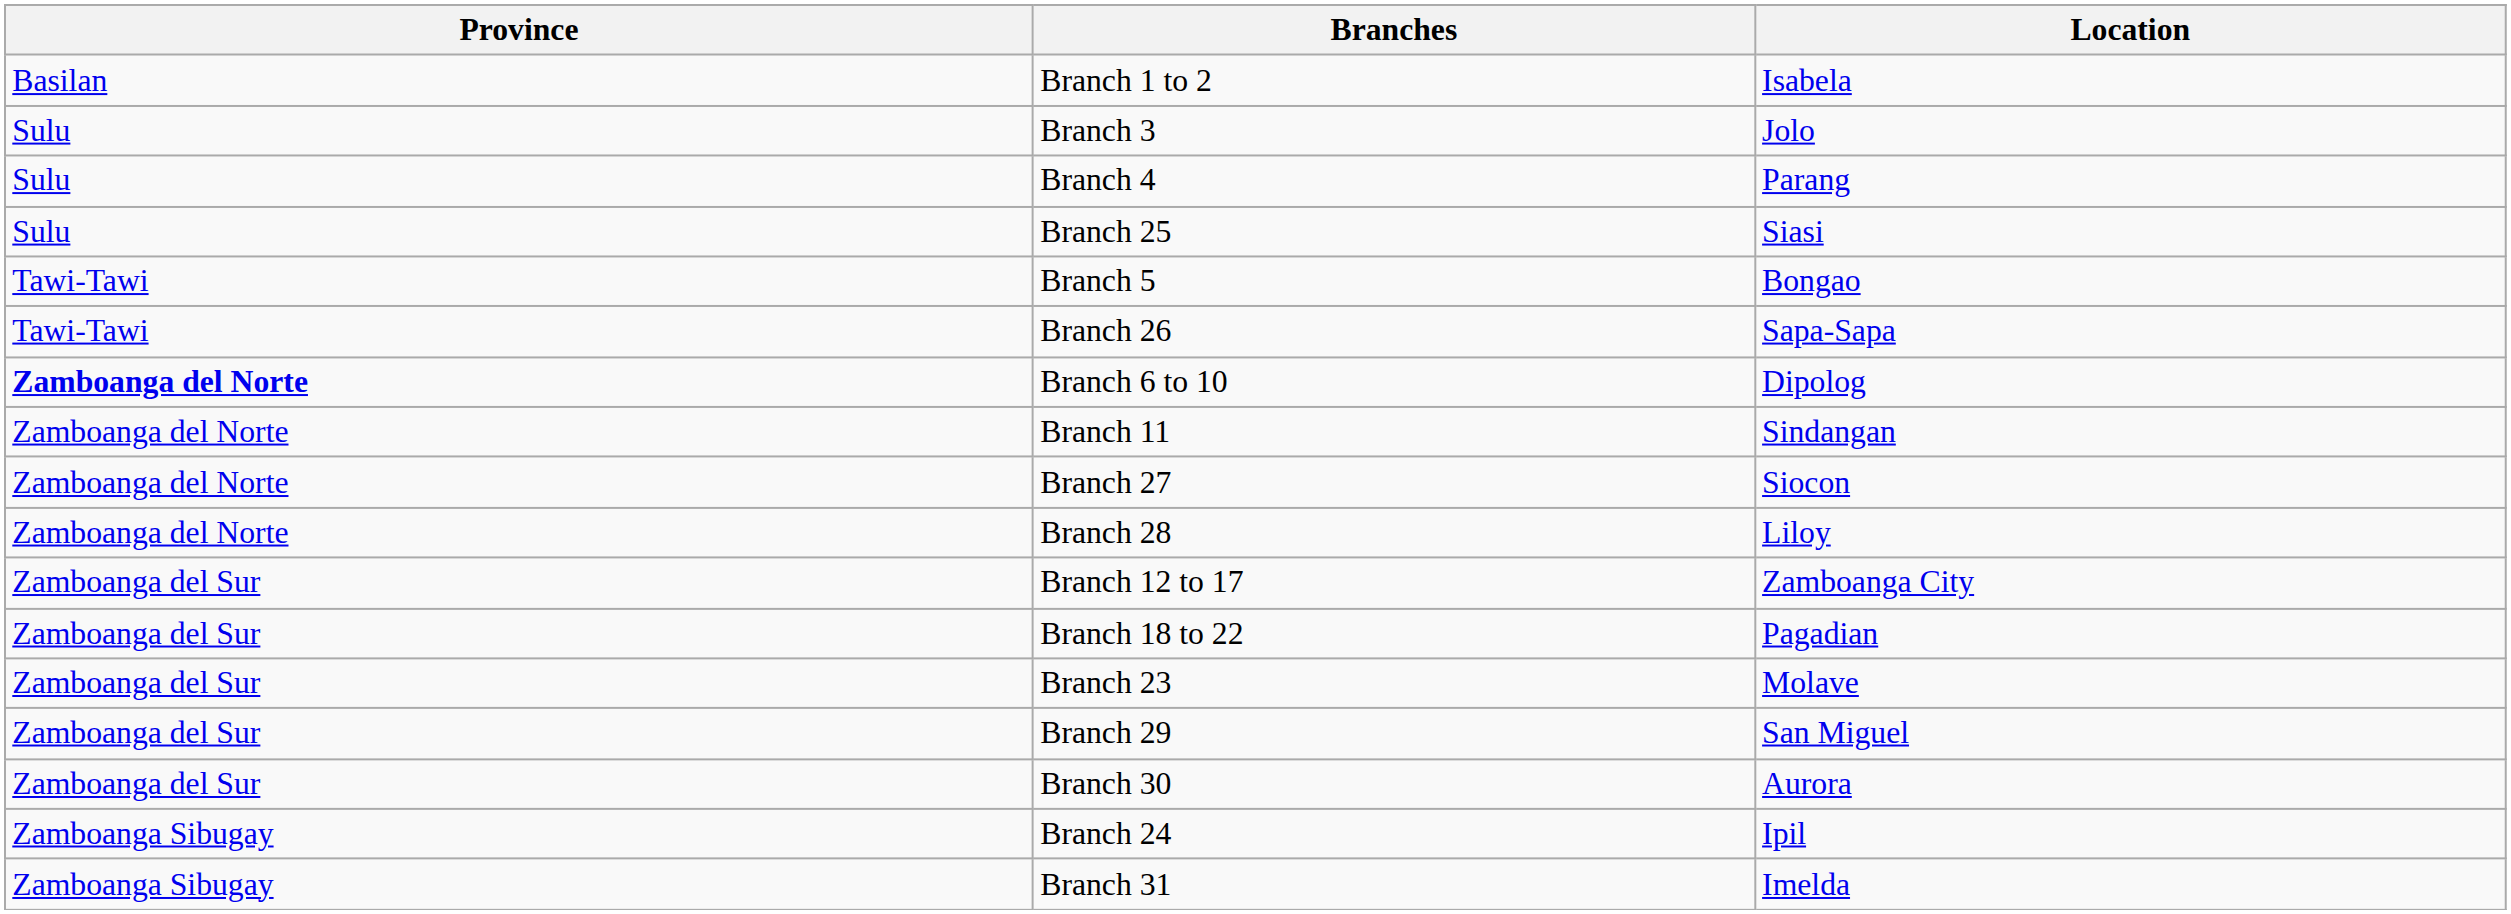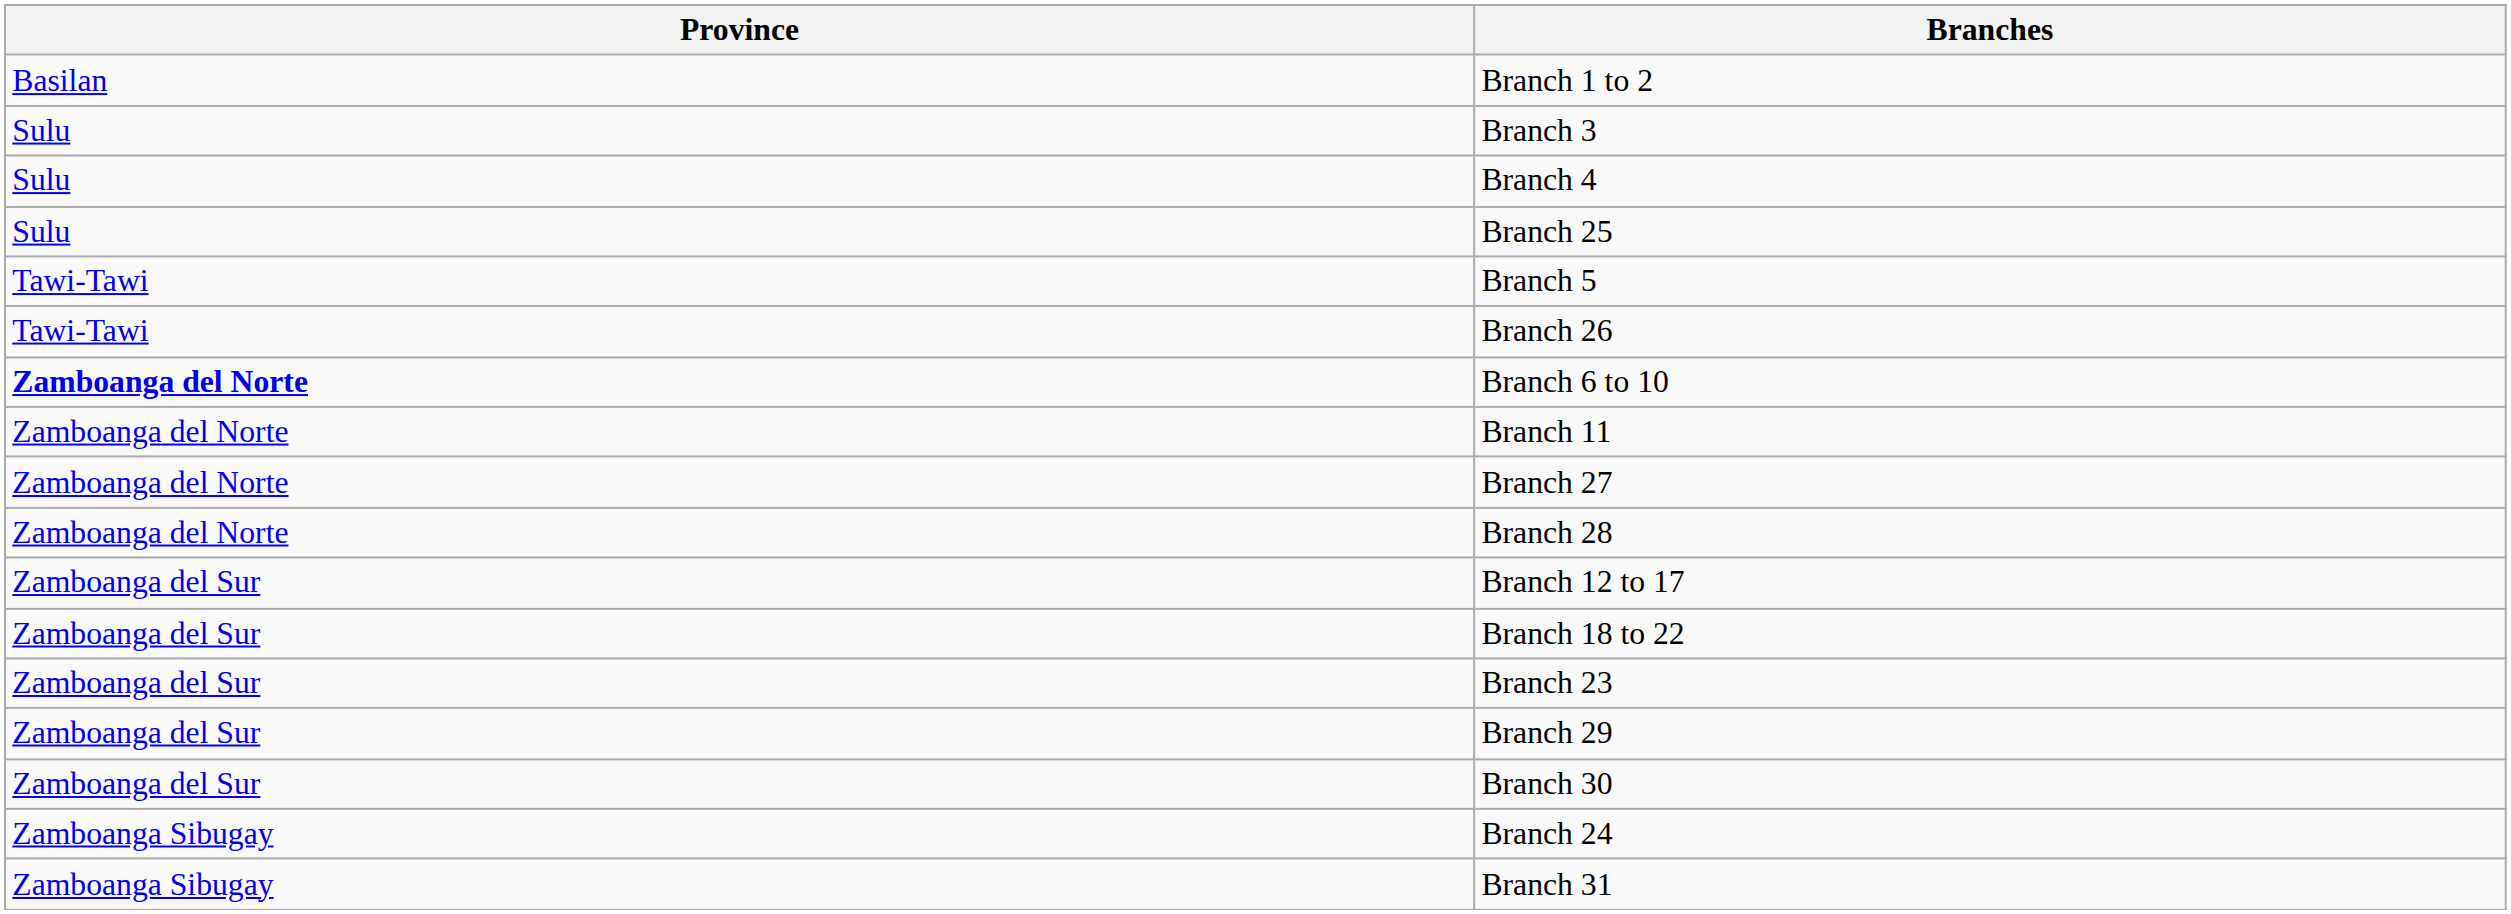- column: (2130, 29)
